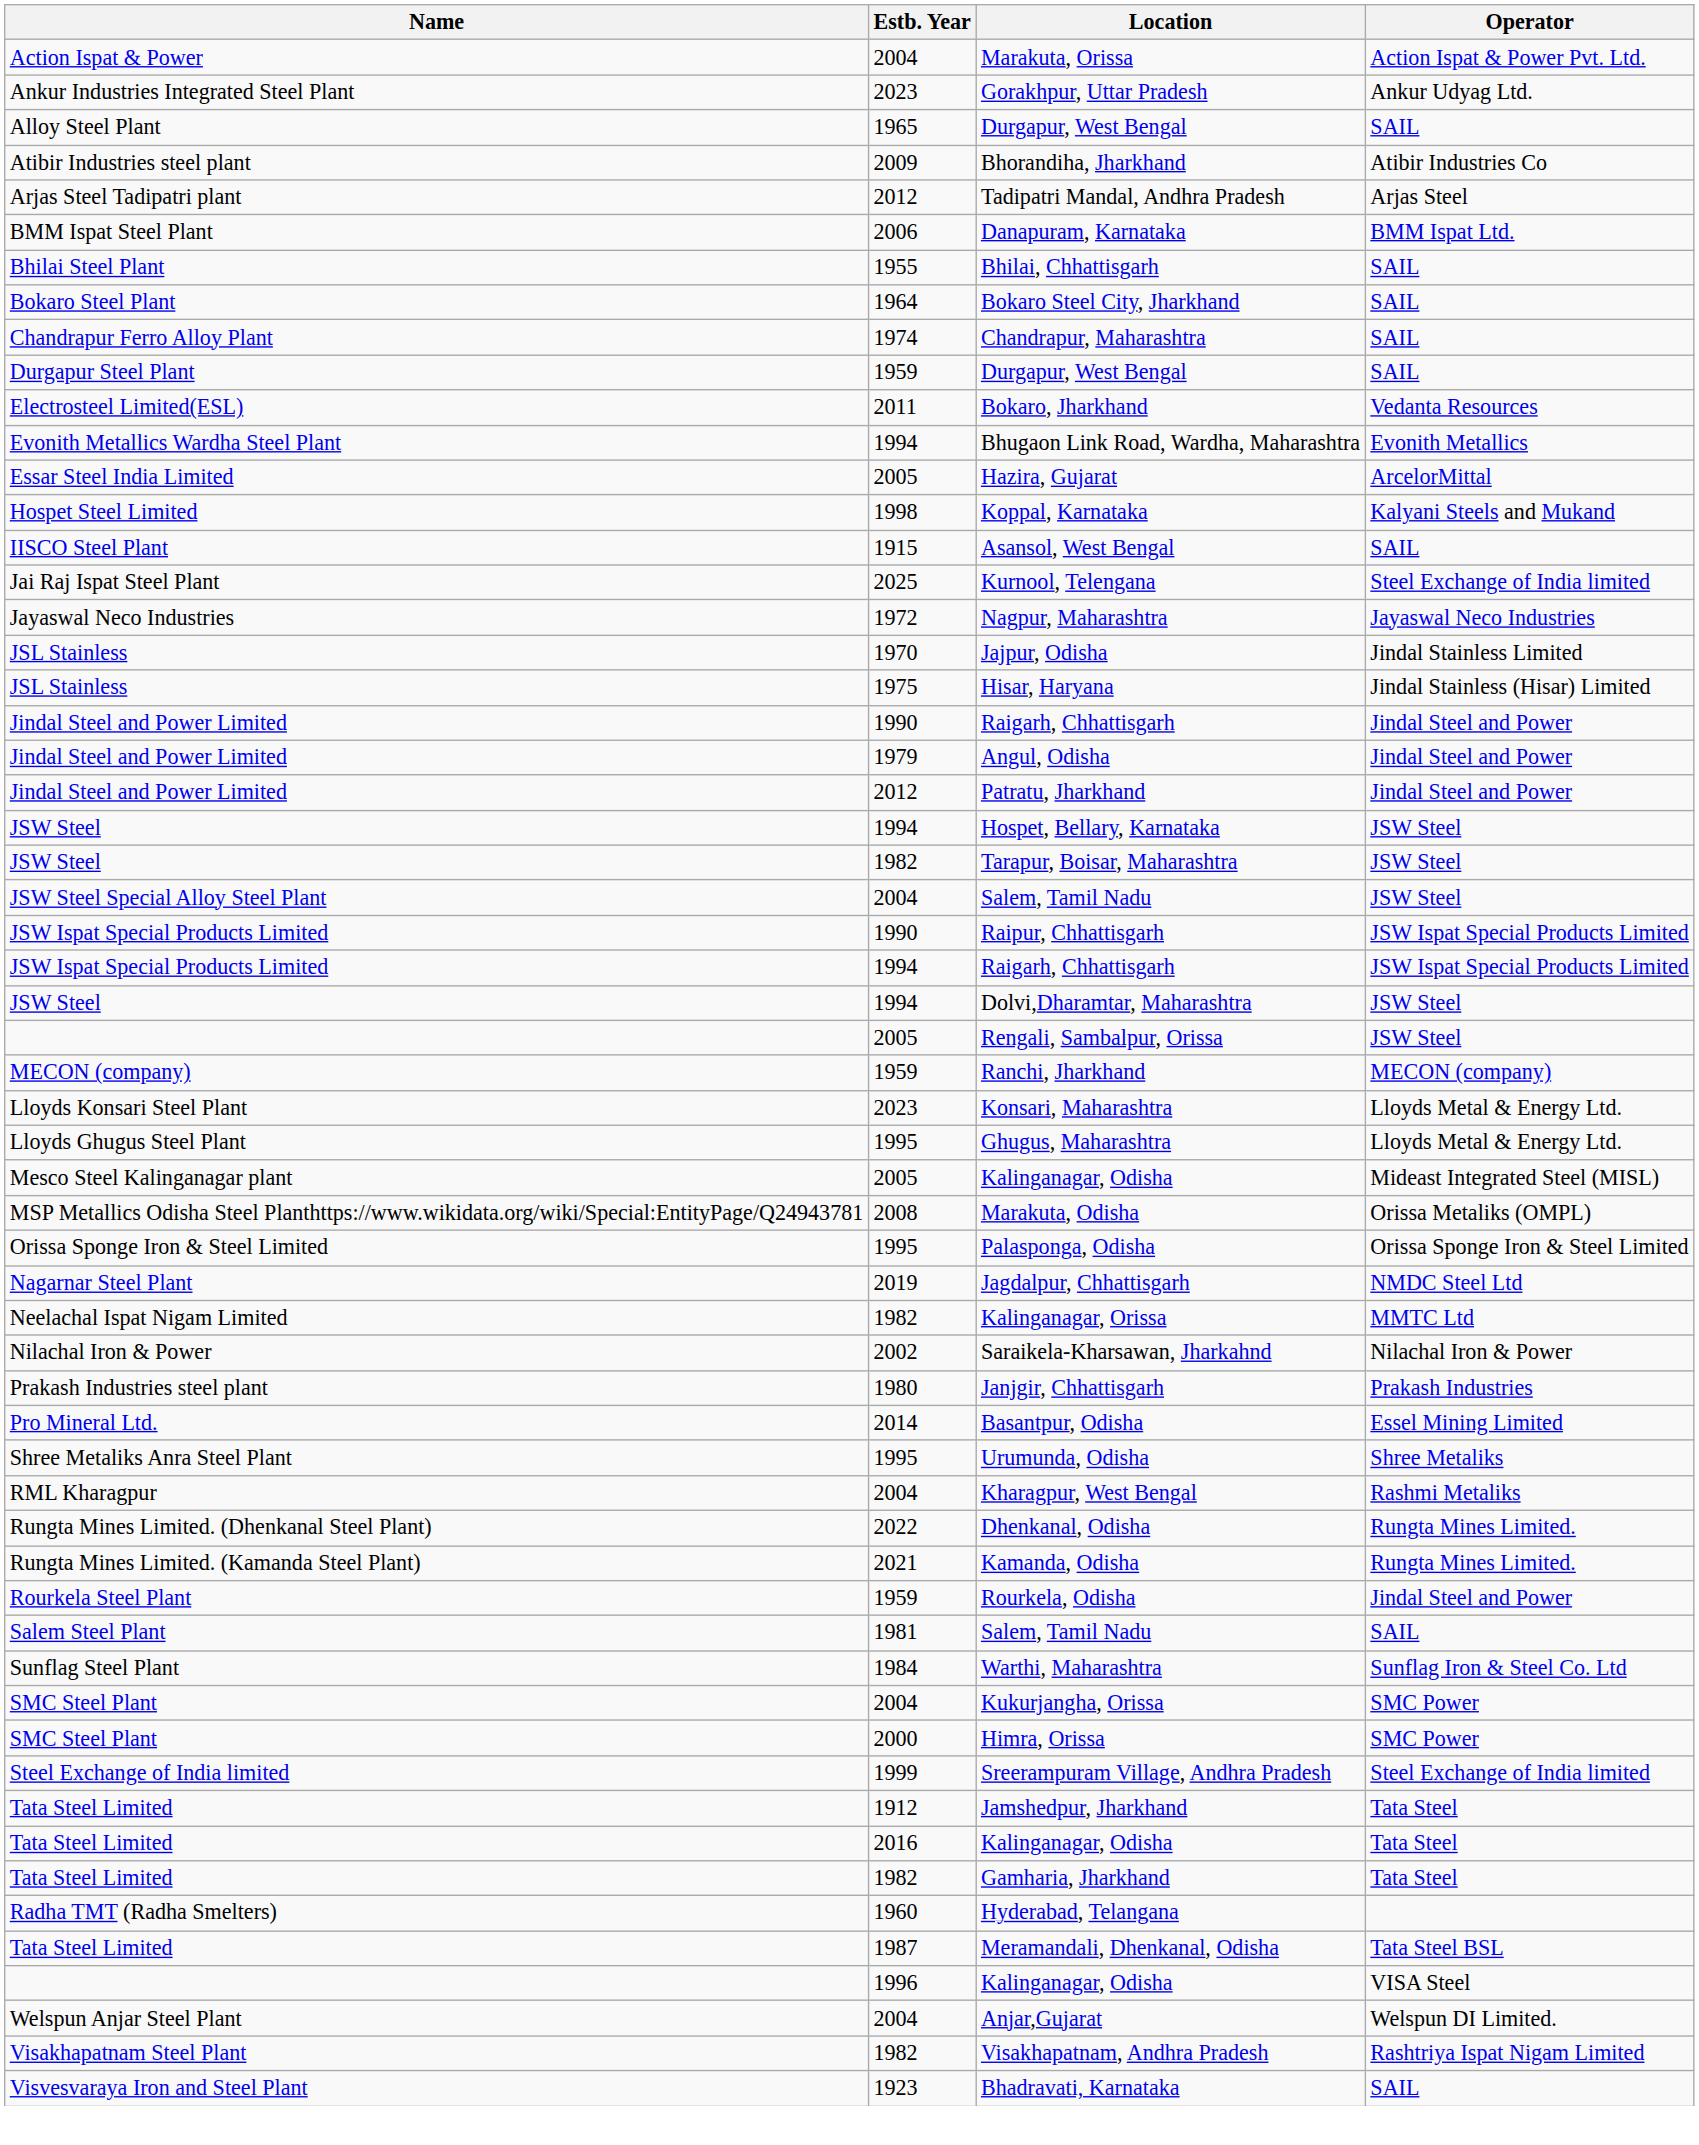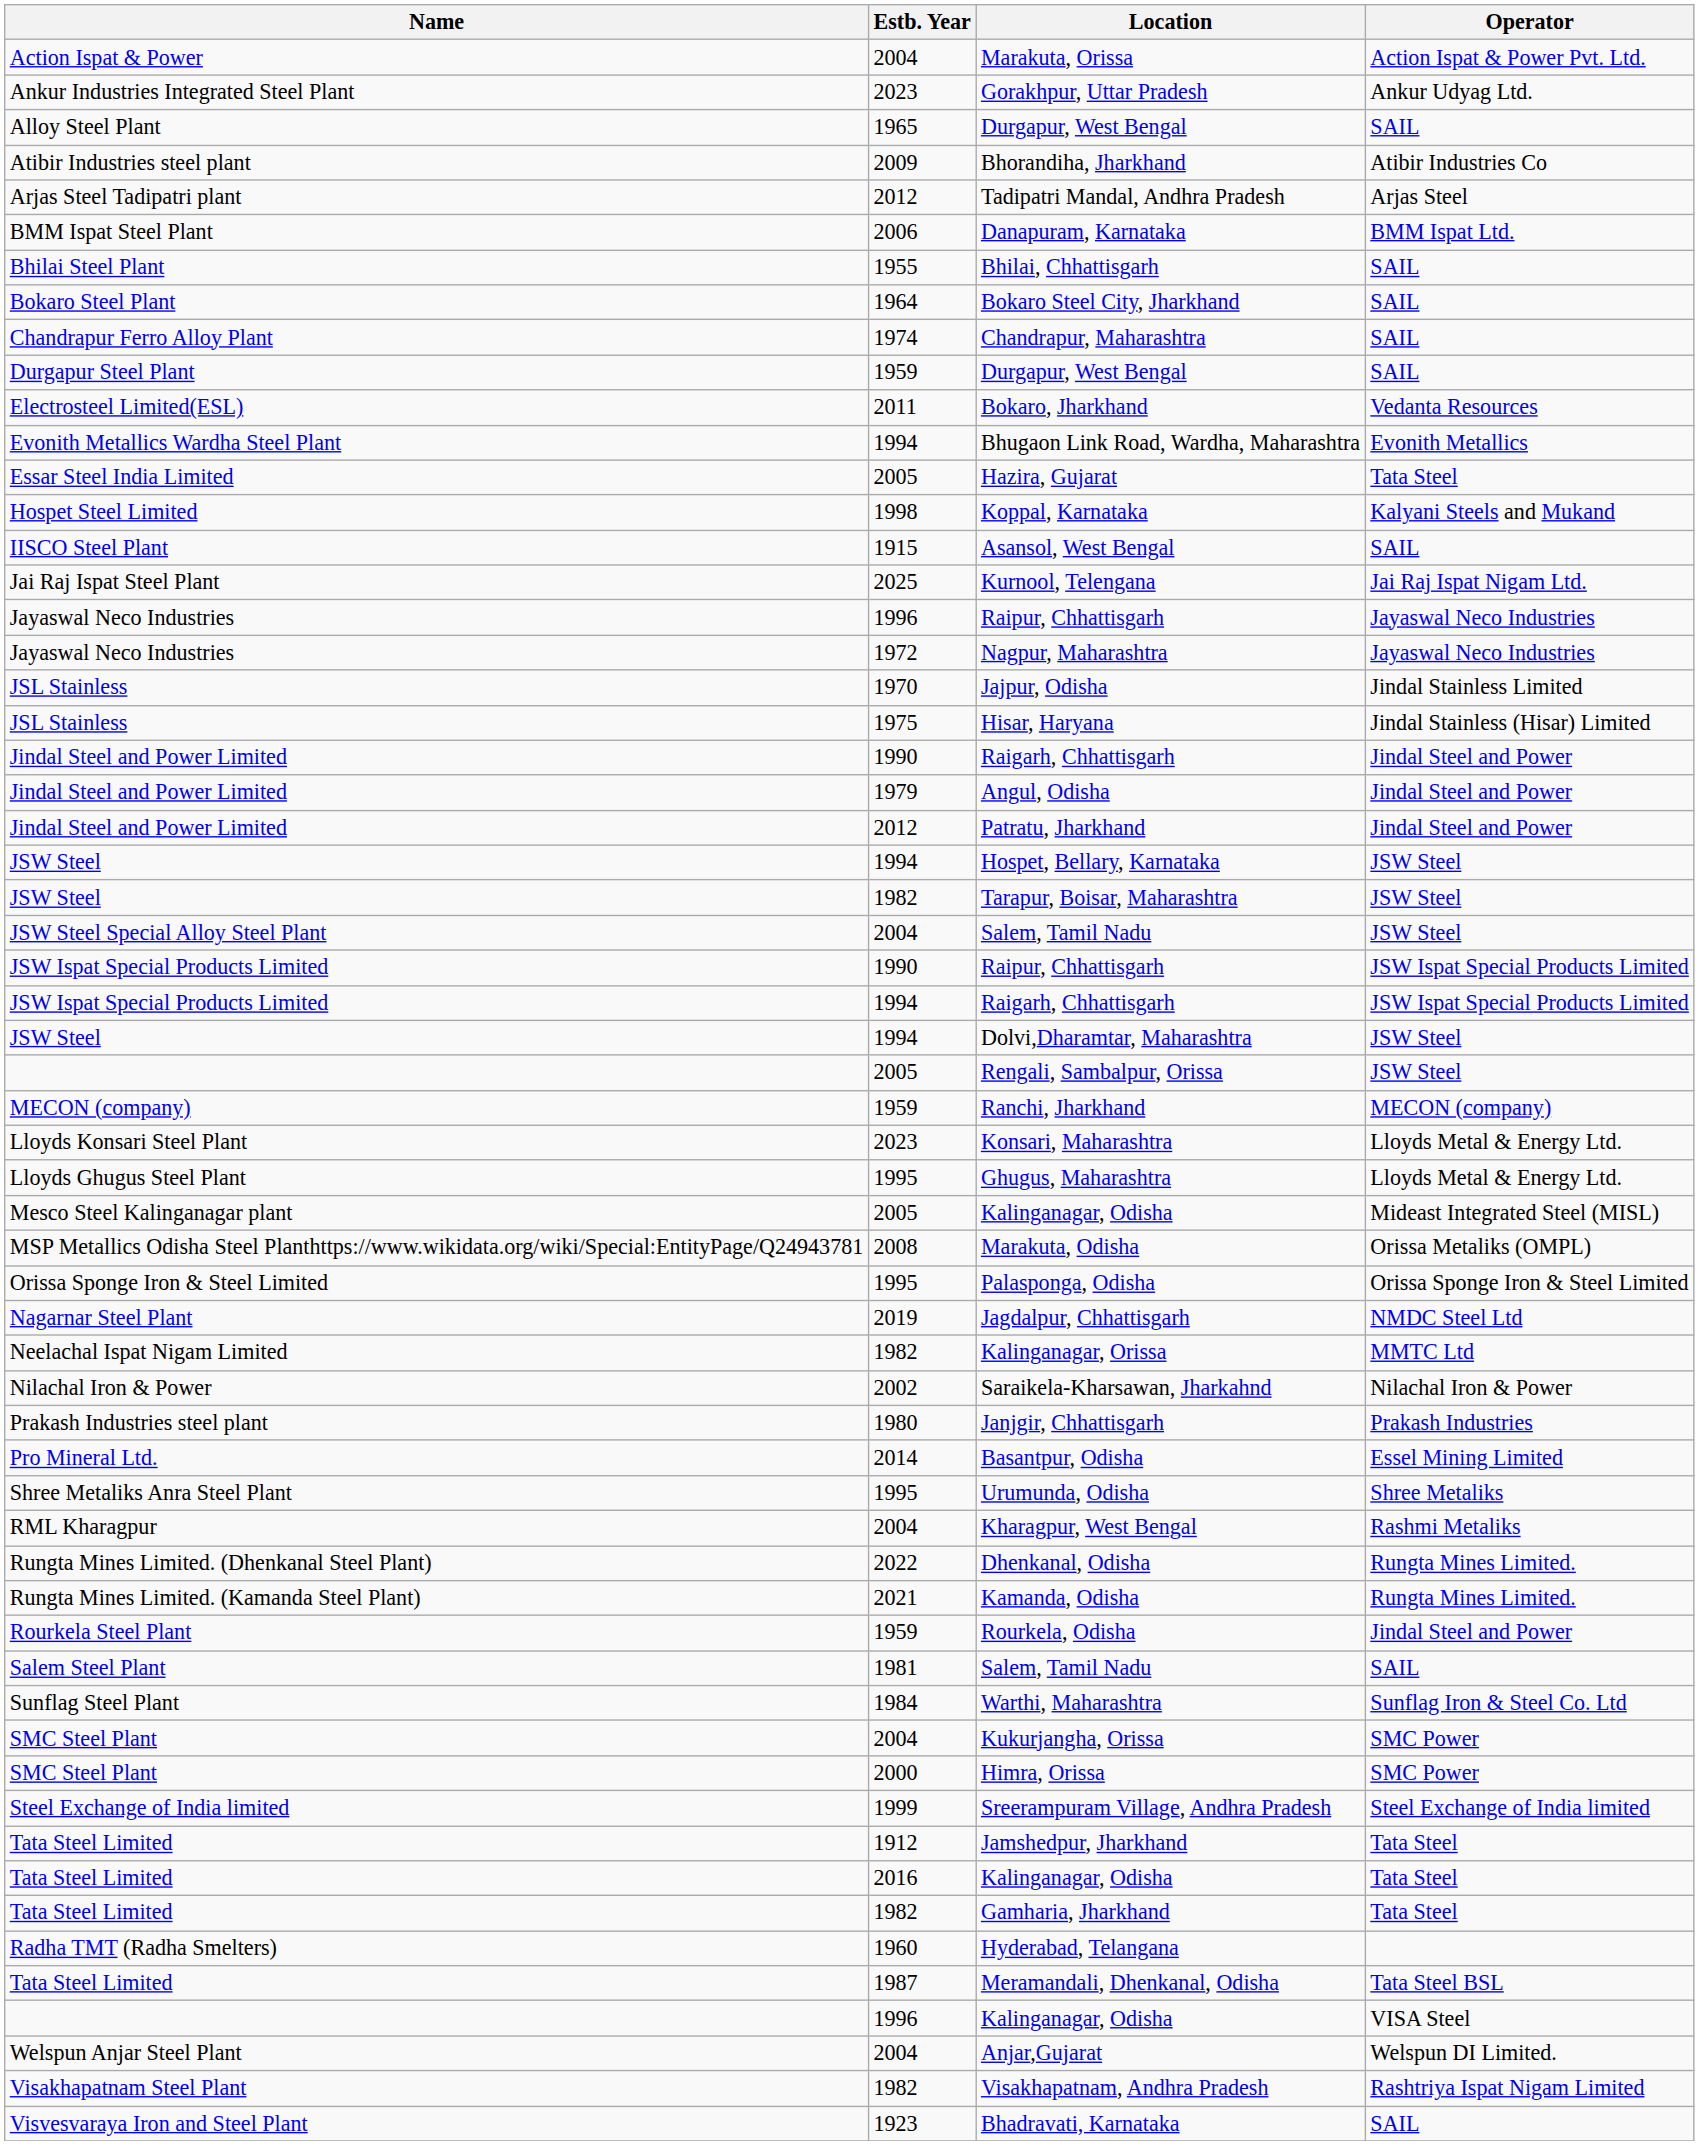(1431, 477) ArcelorMittal -> (1414, 477) Tata Steel
(1510, 582) Steel Exchange of India limited -> (1479, 582) Jai Raj Ispat Nigam Ltd.
+ row: (122, 617)
